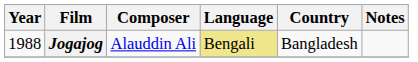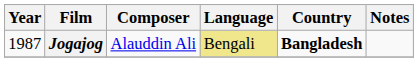(25, 43) 1988 -> (25, 43) 1987
(319, 43) normal -> (322, 43) bold
